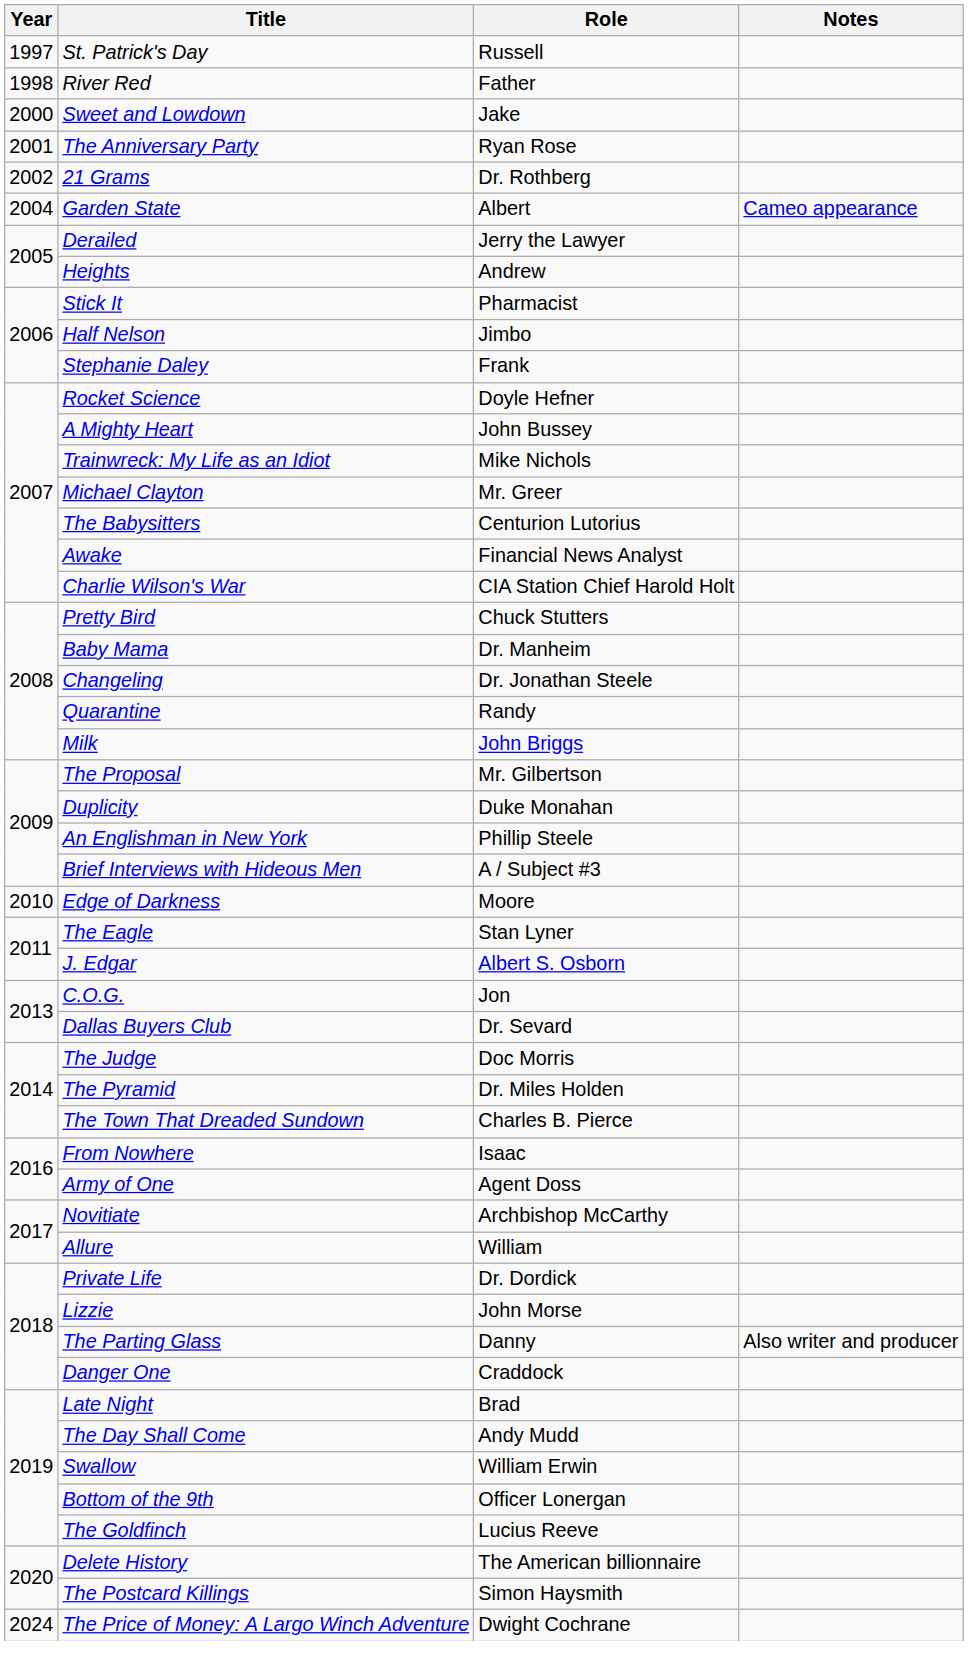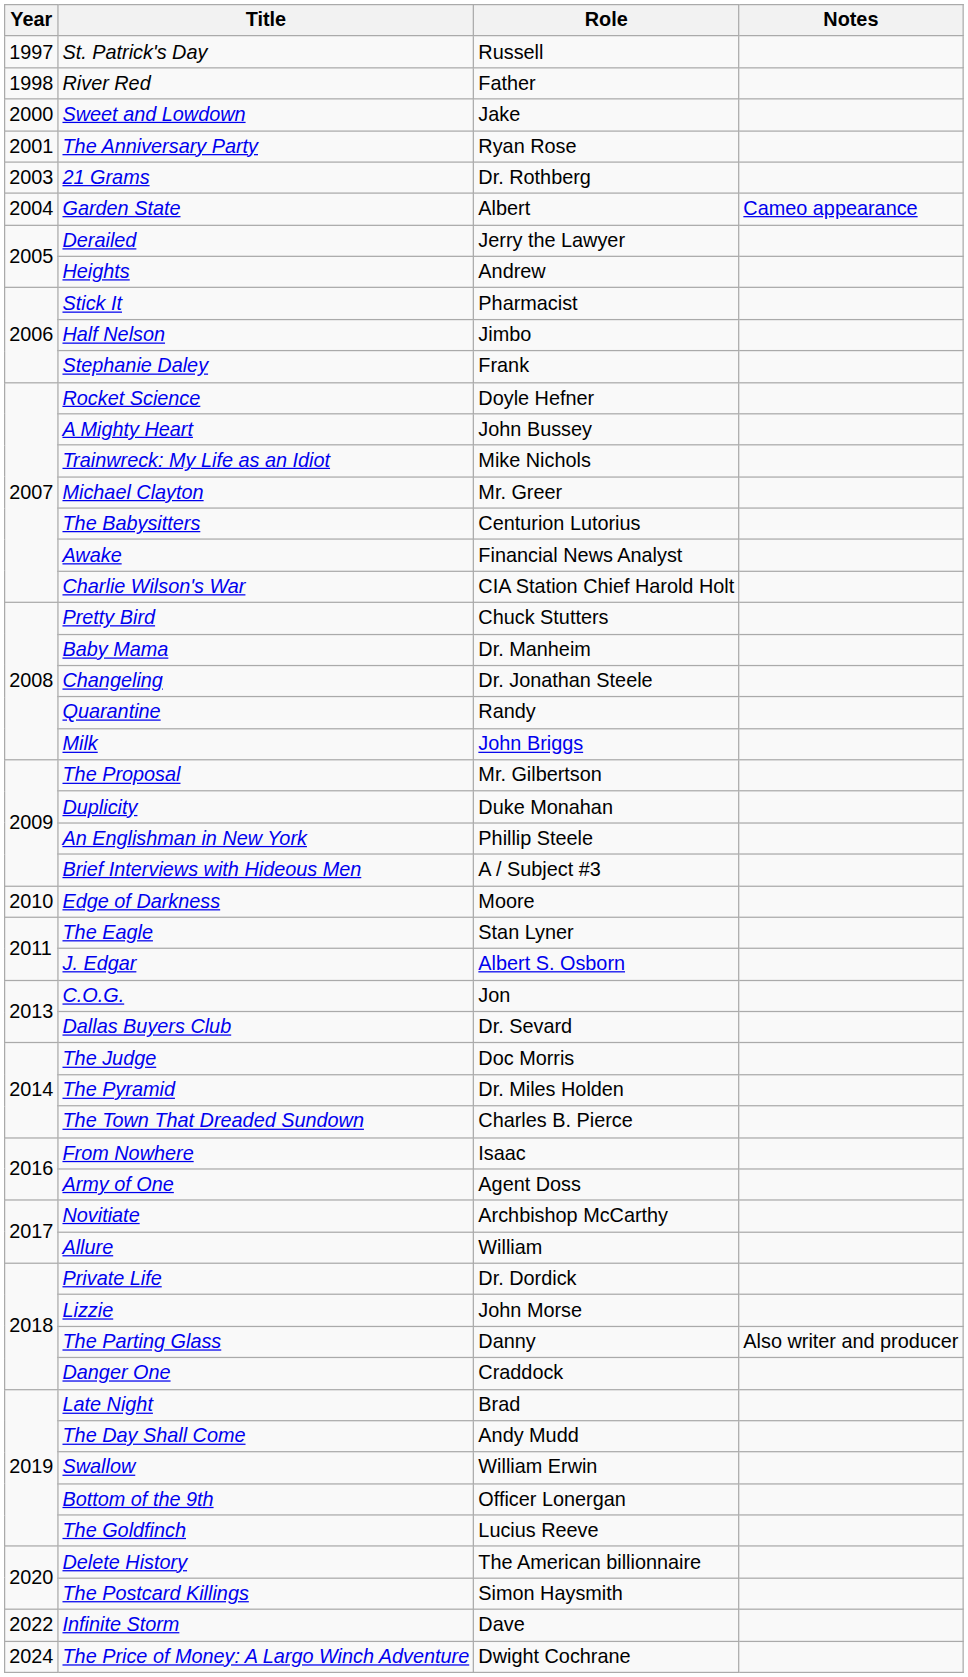(31, 177) 2002 -> (31, 177) 2003
+ row: (121, 1624)
